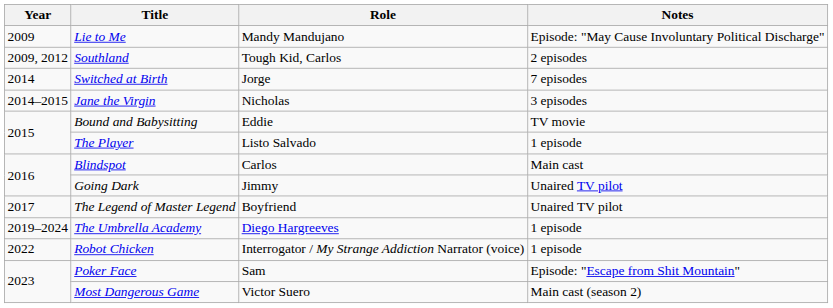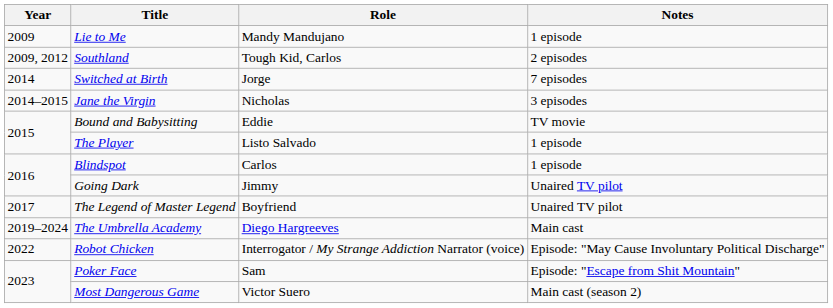(678, 36) Episode: "May Cause Involuntary Political Discharge" -> (556, 36) 1 episode
(557, 164) Main cast -> (556, 164) 1 episode
(556, 228) 1 episode -> (557, 228) Main cast
(556, 249) 1 episode -> (678, 249) Episode: "May Cause Involuntary Political Discharge"
